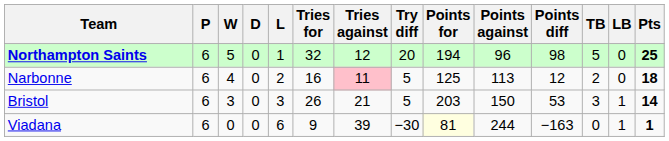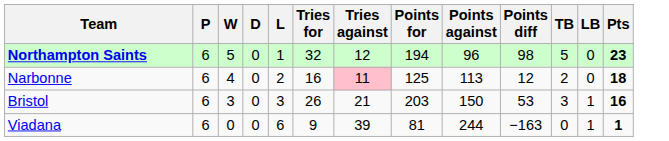- column: (407, 24)
(650, 55) 25 -> (618, 55) 23
(650, 101) 14 -> (618, 101) 16
(448, 124) lightyellow background -> (417, 124) no background
